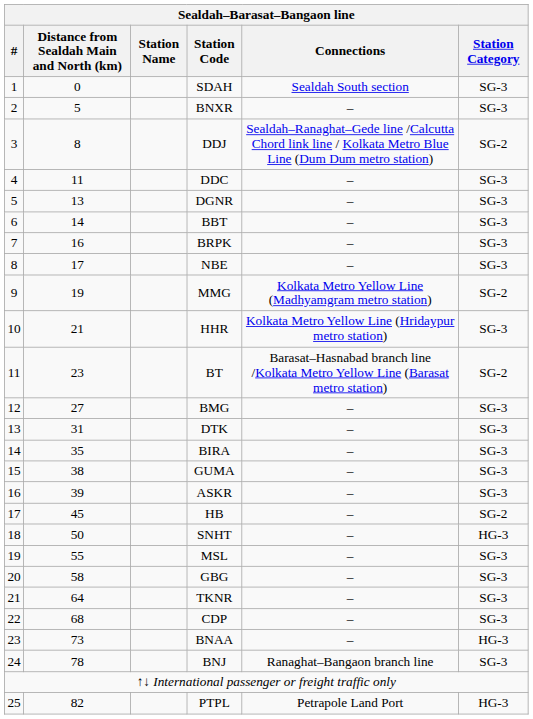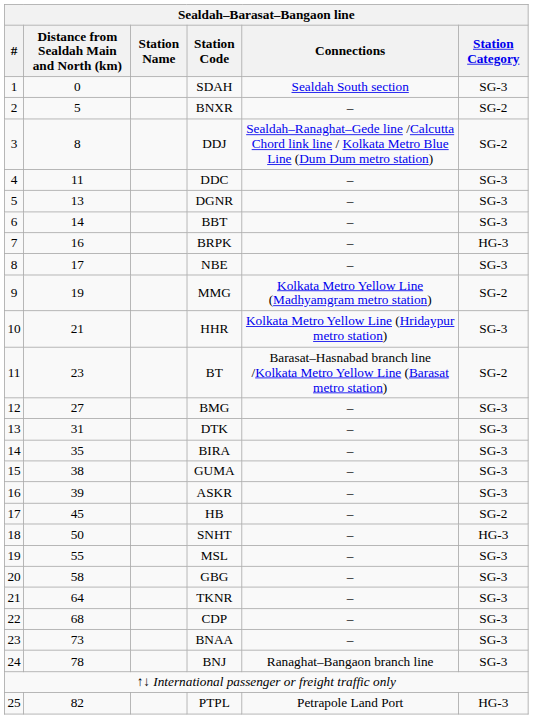(493, 108) SG-3 -> (493, 108) SG-2
(493, 243) SG-3 -> (493, 243) HG-3
(493, 640) HG-3 -> (493, 640) SG-3
